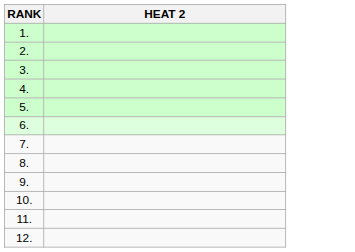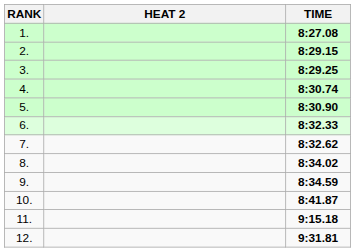+ column: (318, 14)
